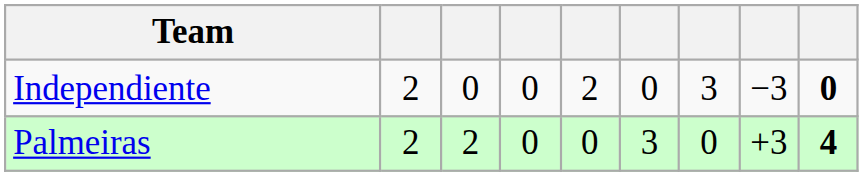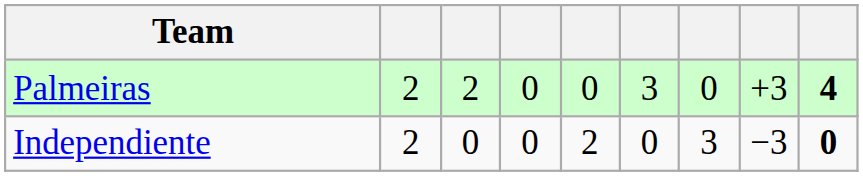rows swapped: (82, 142) <-> (112, 87)
